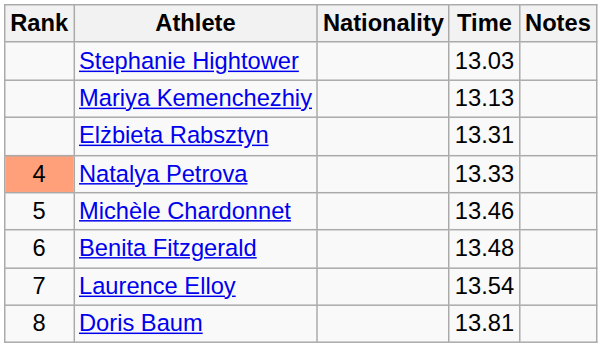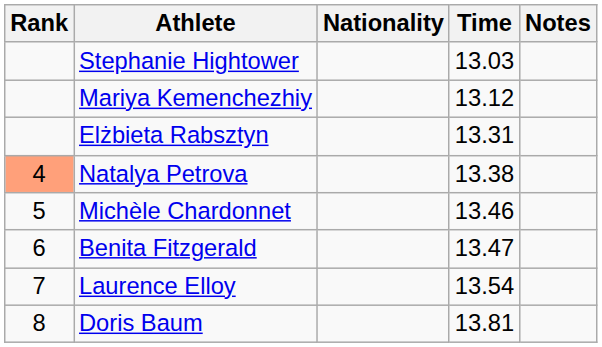(485, 98) 13.13 -> (485, 98) 13.12
(485, 173) 13.33 -> (485, 173) 13.38
(485, 248) 13.48 -> (485, 248) 13.47
